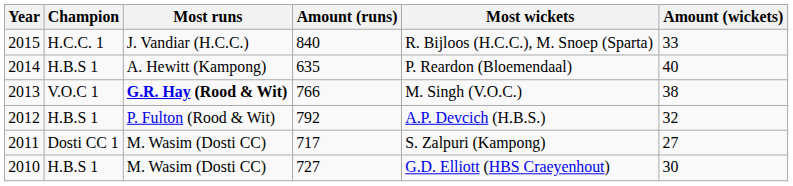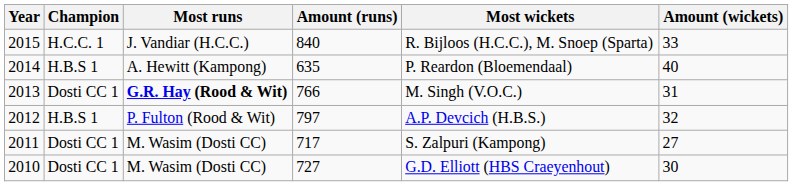(73, 92) V.O.C 1 -> (83, 92) Dosti CC 1
(671, 92) 38 -> (671, 92) 31
(308, 117) 792 -> (308, 117) 797
(73, 167) H.B.S 1 -> (83, 167) Dosti CC 1
